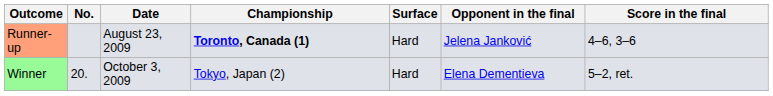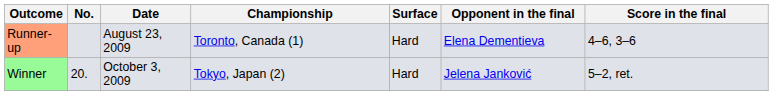(251, 40) bold -> (248, 40) normal
(488, 40) Jelena Janković -> (494, 40) Elena Dementieva
(494, 74) Elena Dementieva -> (488, 74) Jelena Janković
